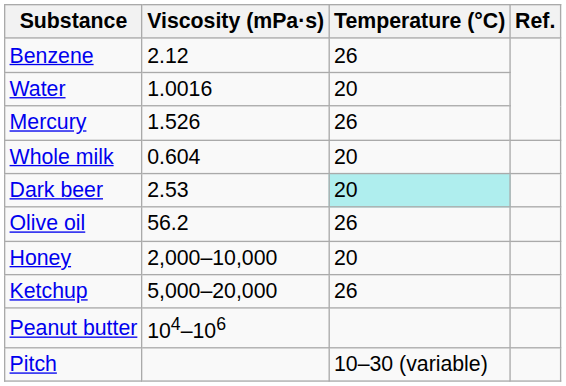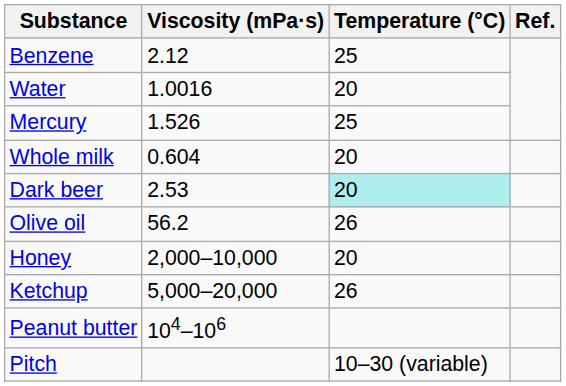(346, 55) 26 -> (346, 55) 25
(346, 122) 26 -> (346, 122) 25
